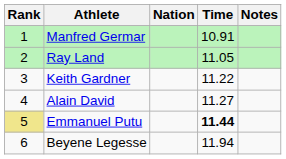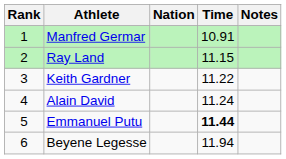(218, 57) 11.05 -> (218, 57) 11.15
(218, 100) 11.27 -> (218, 100) 11.24
(24, 121) khaki background -> (24, 121) no background
